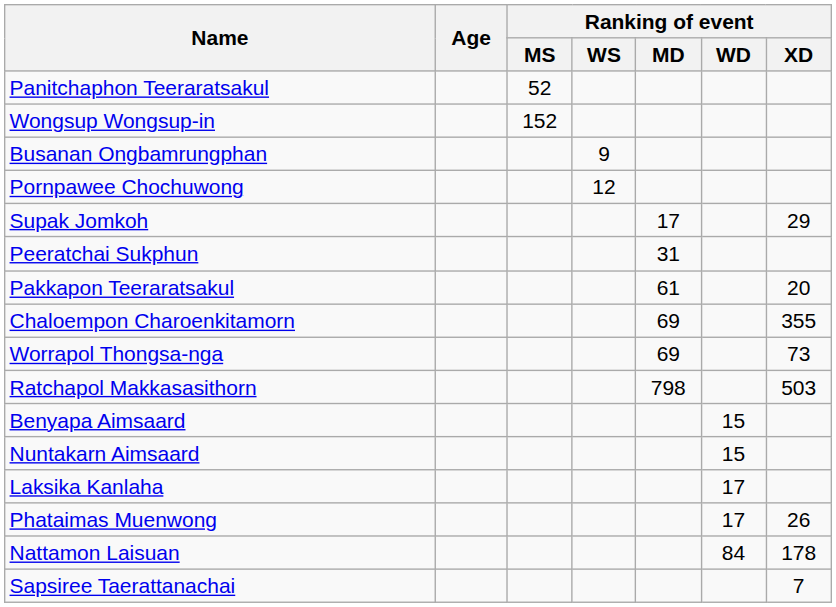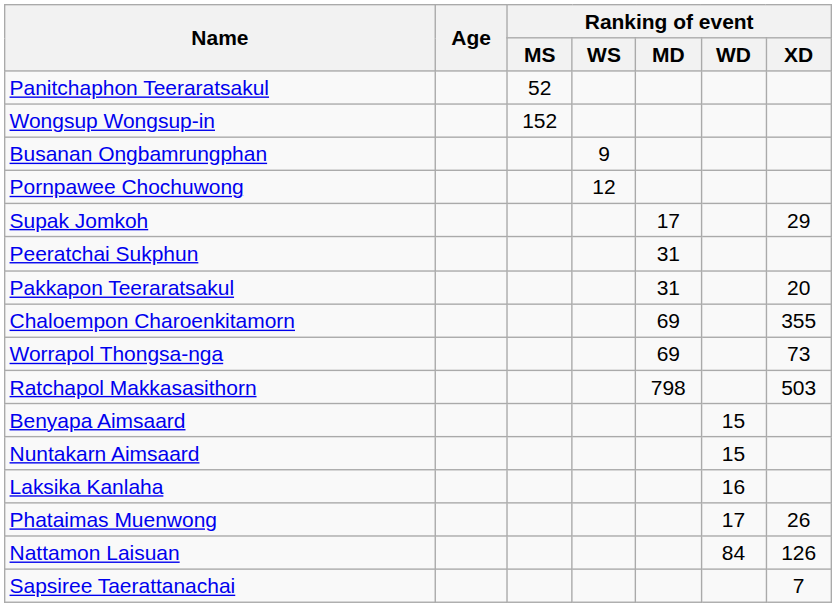(668, 287) 61 -> (668, 287) 31
(733, 486) 17 -> (733, 486) 16
(799, 553) 178 -> (799, 553) 126
